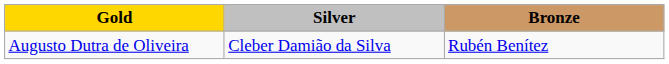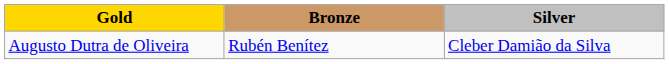columns swapped: (334, 17) <-> (554, 17)
